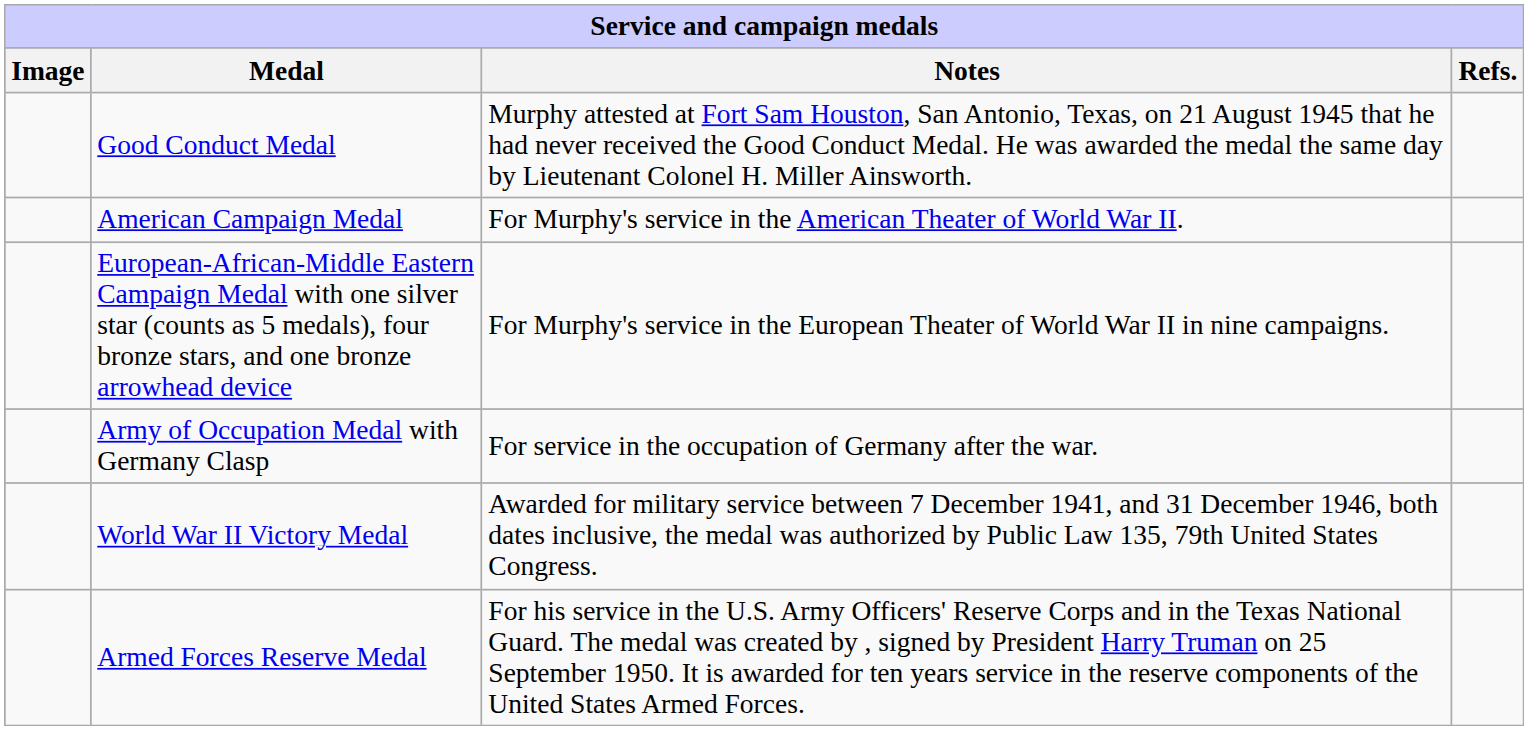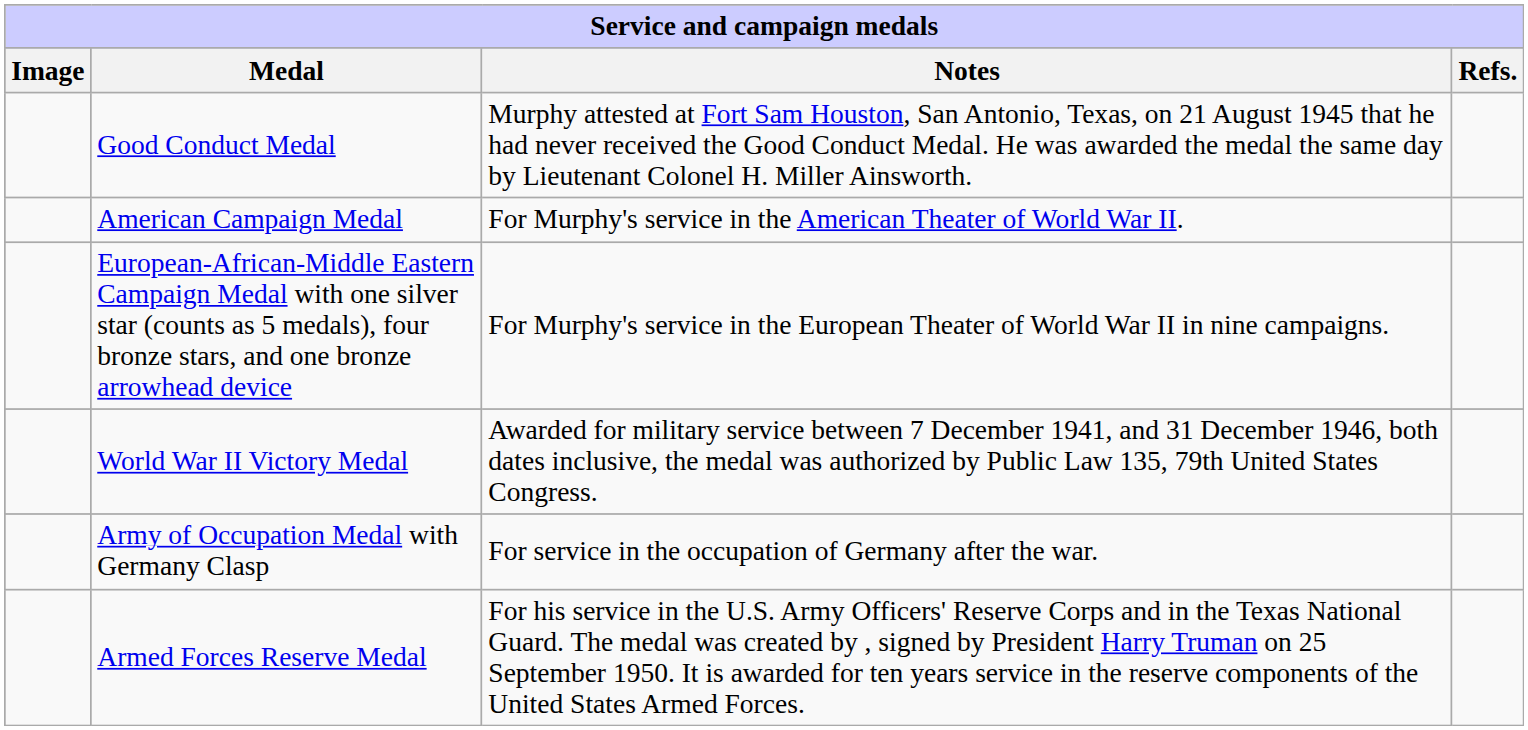rows swapped: (253, 535) <-> (278, 445)
